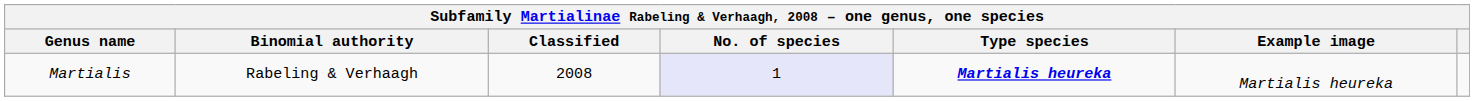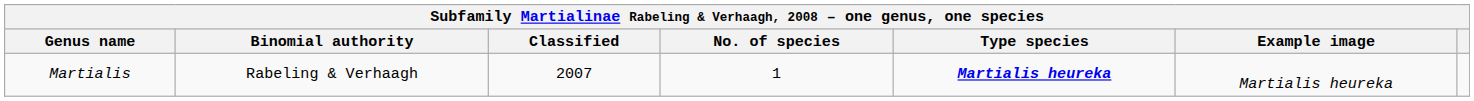(574, 75) 2008 -> (574, 75) 2007
(777, 75) lavender background -> (777, 75) no background
